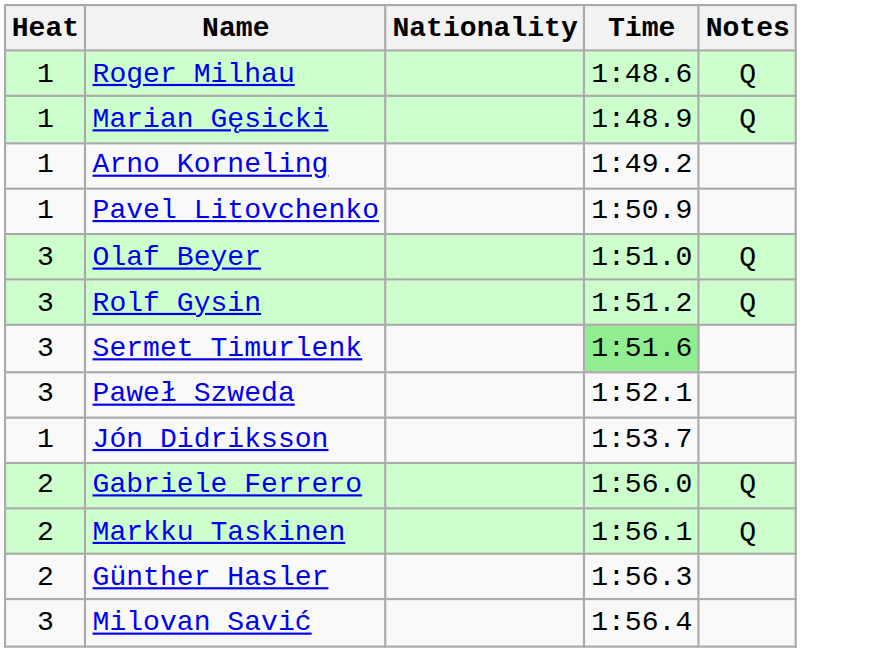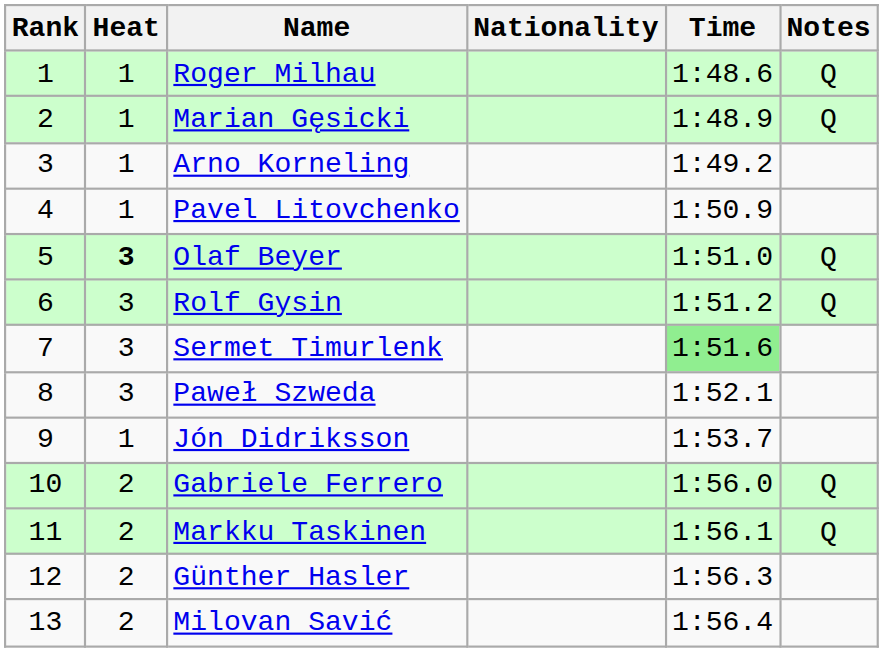+ column: (45, 28)
(45, 257) normal -> (126, 257) bold
(45, 623) 3 -> (126, 623) 2
